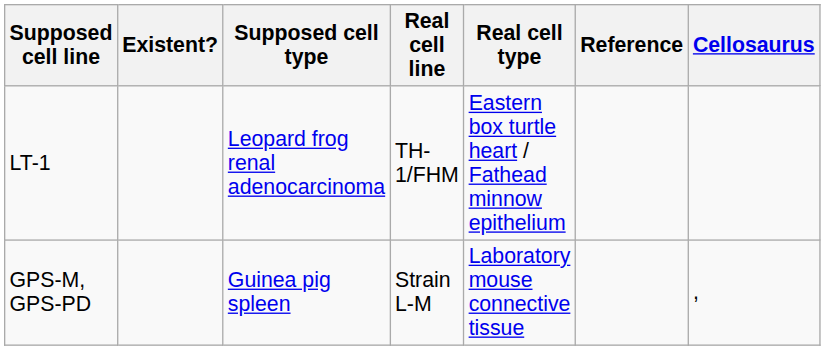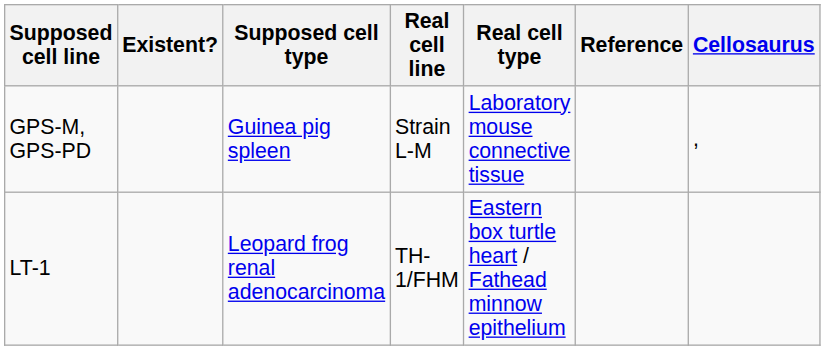rows swapped: (50, 292) <-> (30, 162)
